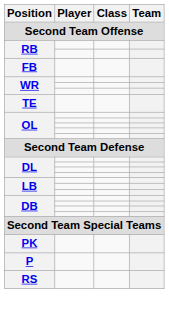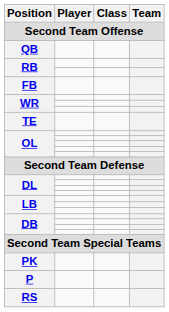+ row: (29, 49)
